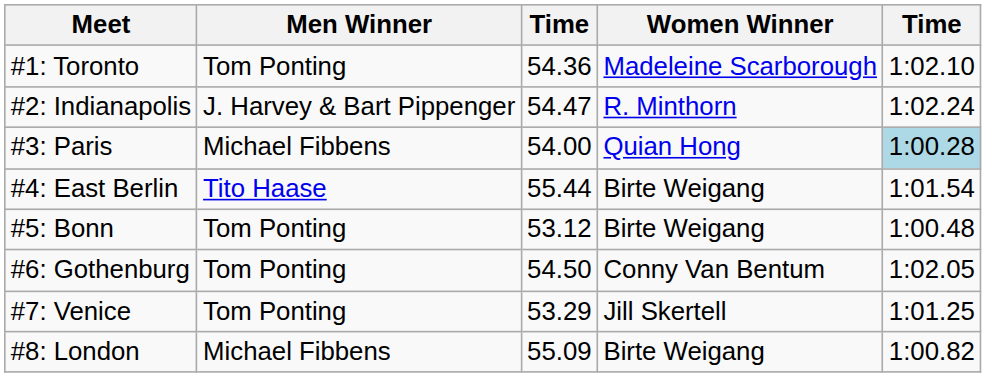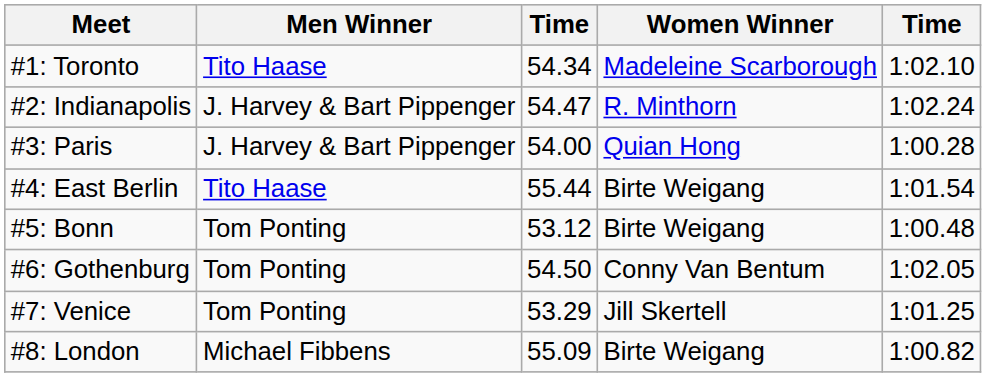(275, 65) Tom Ponting -> (265, 65) Tito Haase
(559, 65) 54.36 -> (559, 65) 54.34
(297, 147) Michael Fibbens -> (359, 147) J. Harvey & Bart Pippenger
(932, 147) lightblue background -> (932, 147) no background
